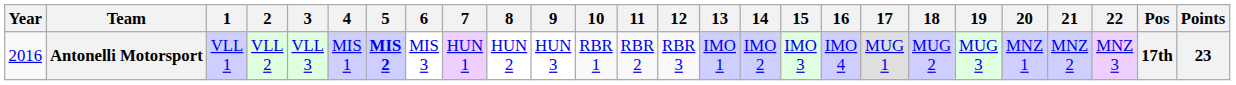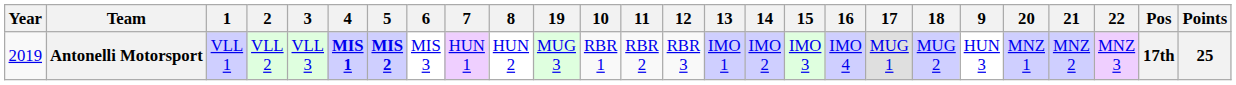columns swapped: (553, 17) <-> (979, 17)
(25, 55) 2016 -> (25, 55) 2019
(347, 55) normal -> (348, 55) bold
(1203, 55) 23 -> (1205, 55) 25
